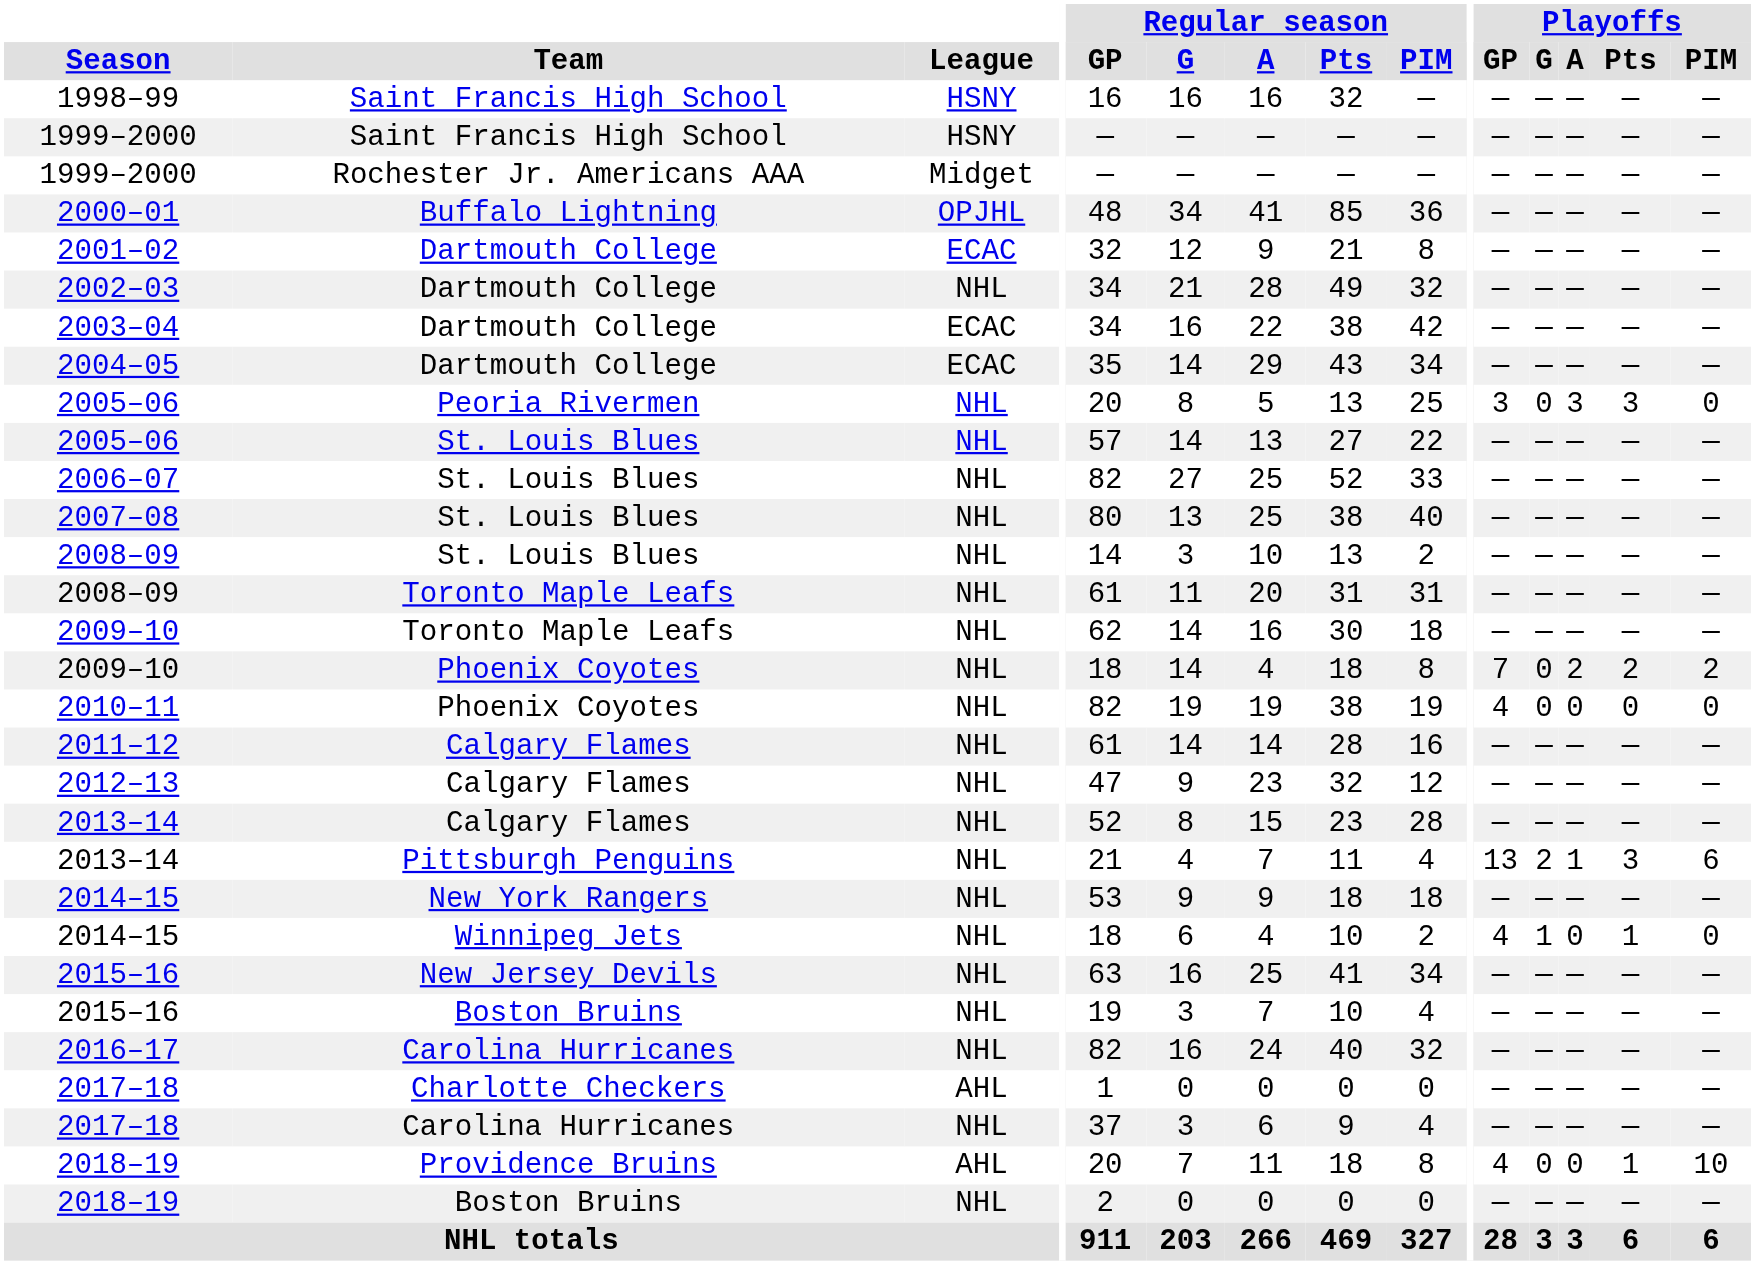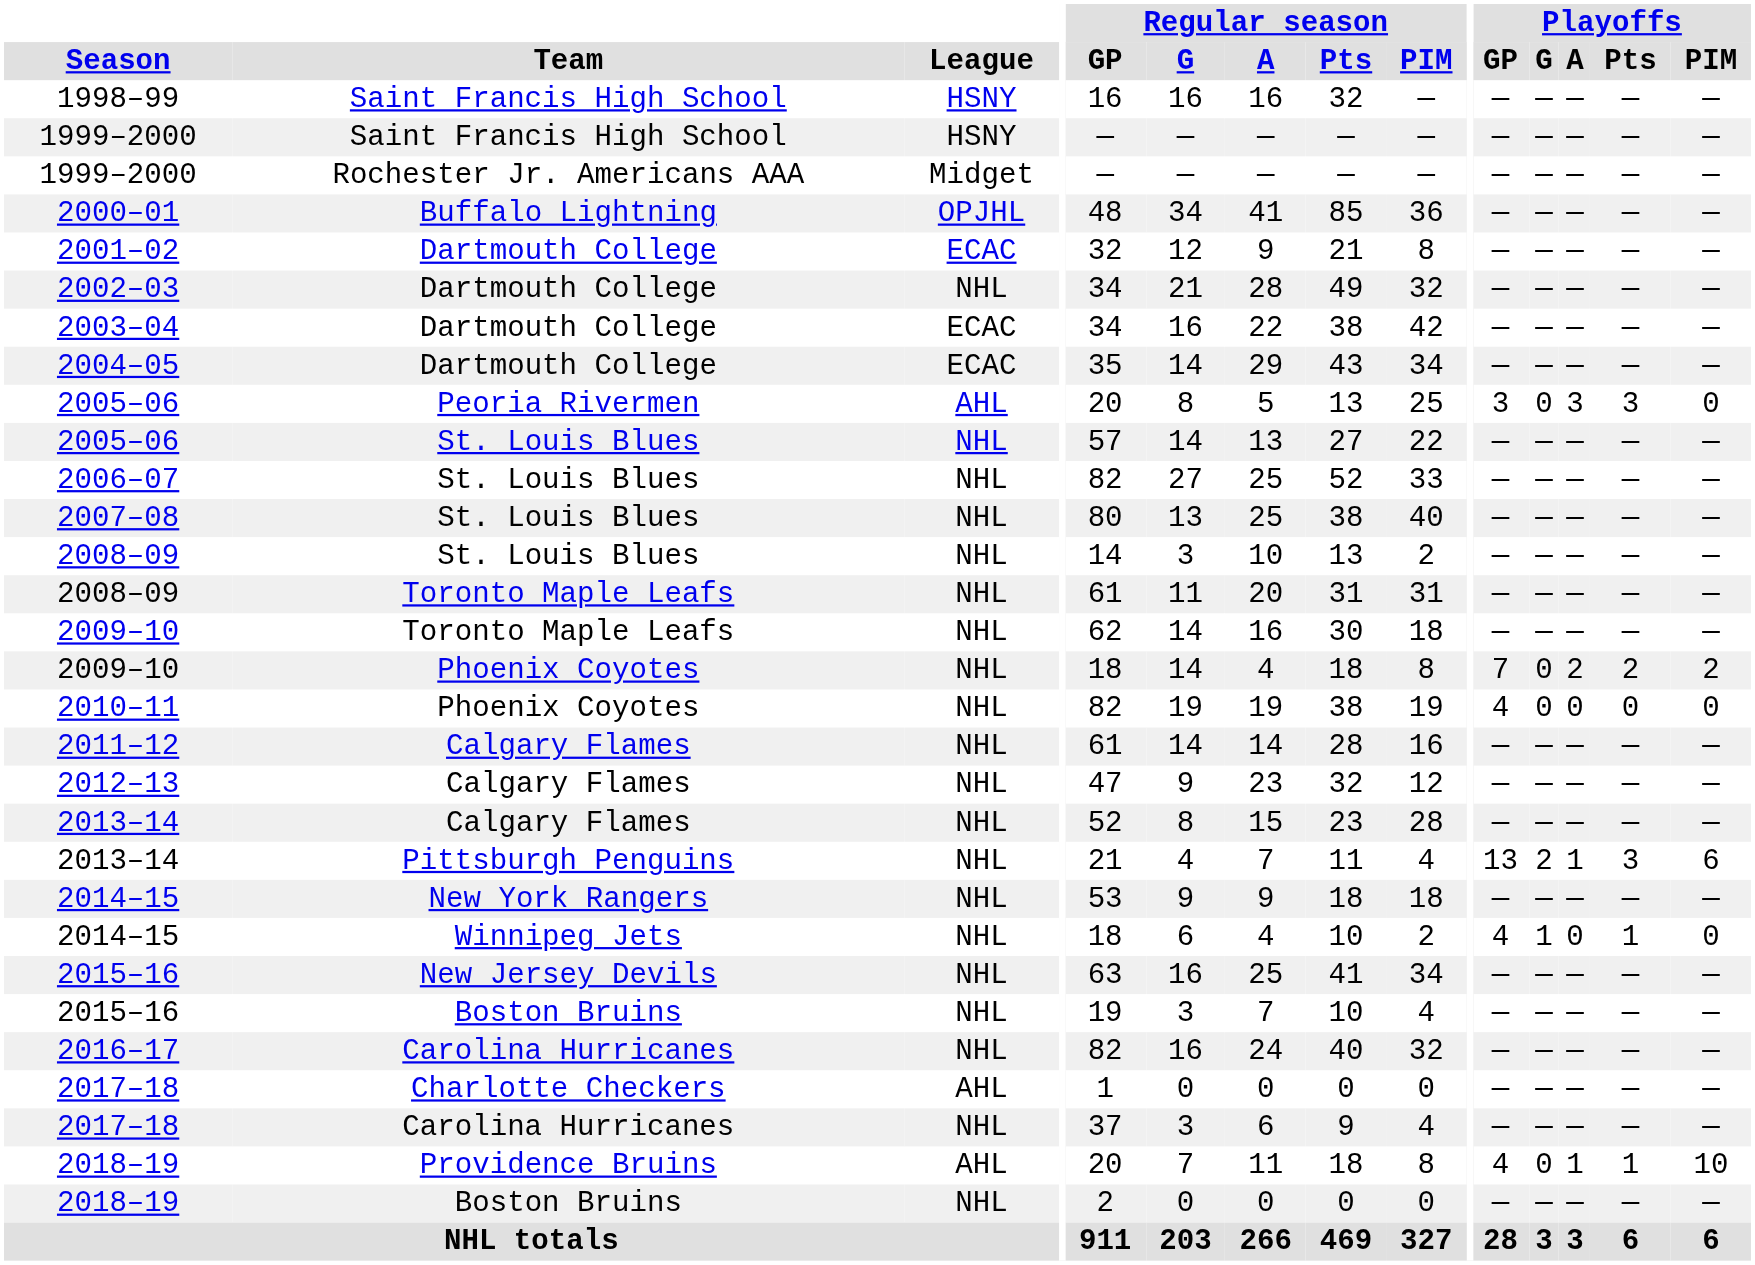(982, 404) NHL -> (982, 404) AHL
(1575, 1165) 0 -> (1575, 1165) 1
